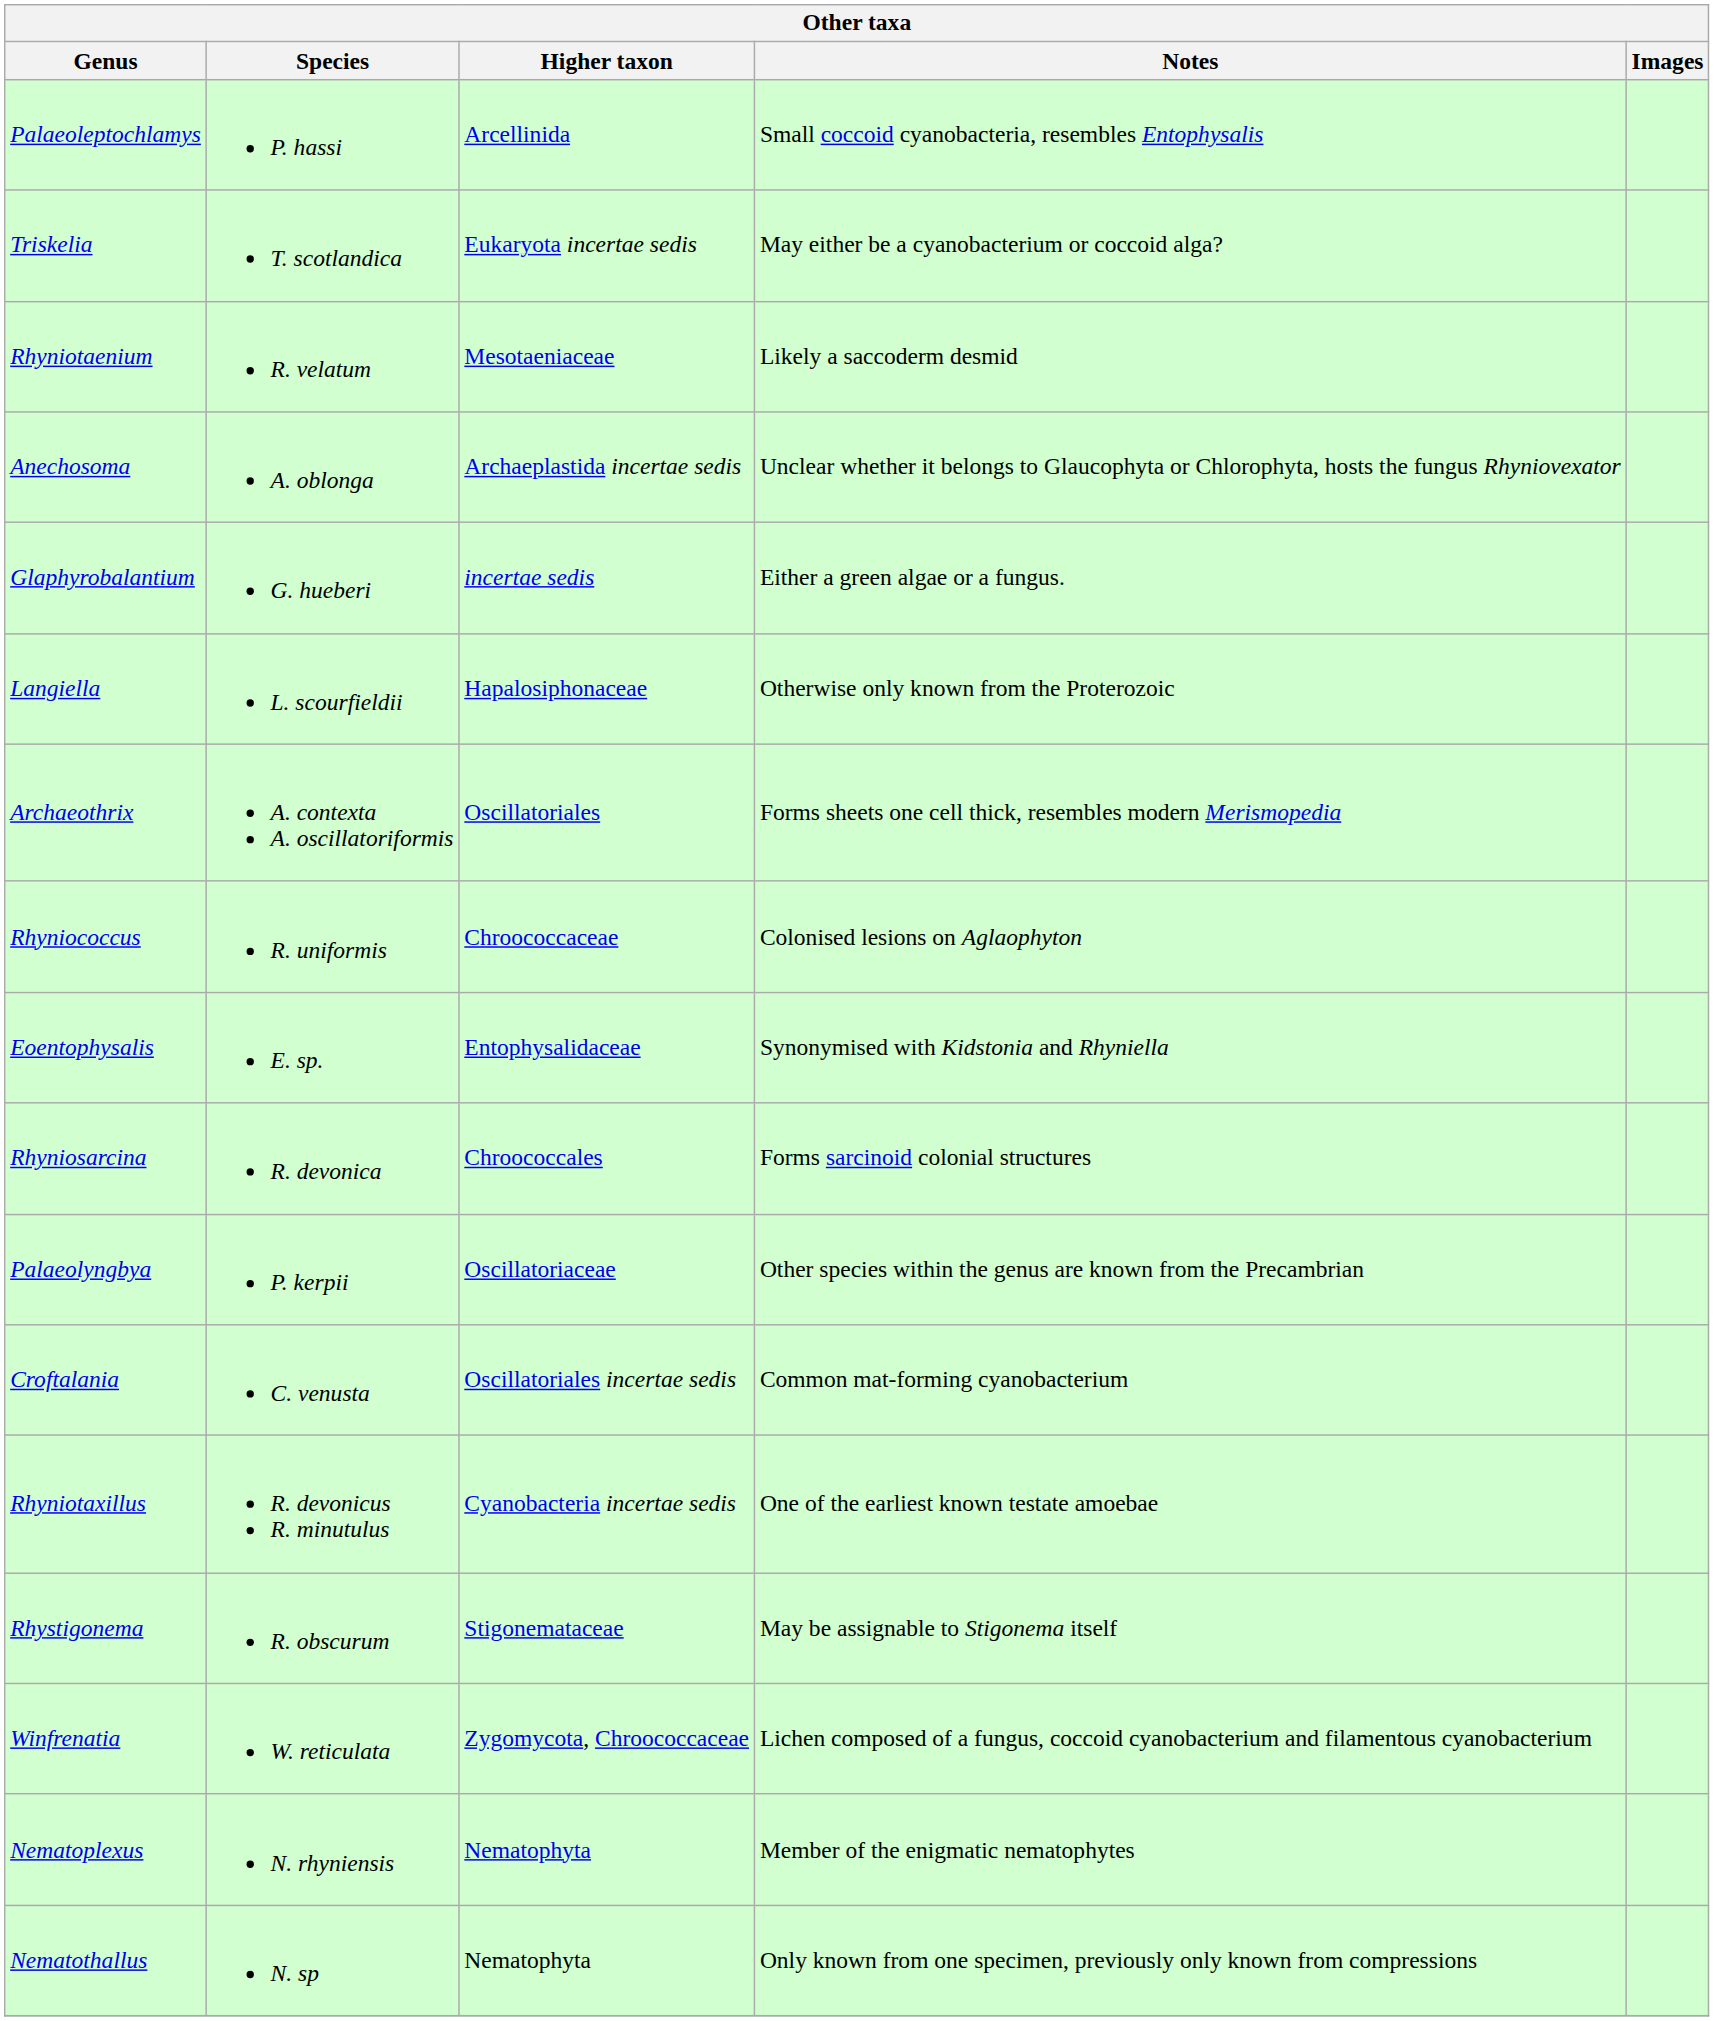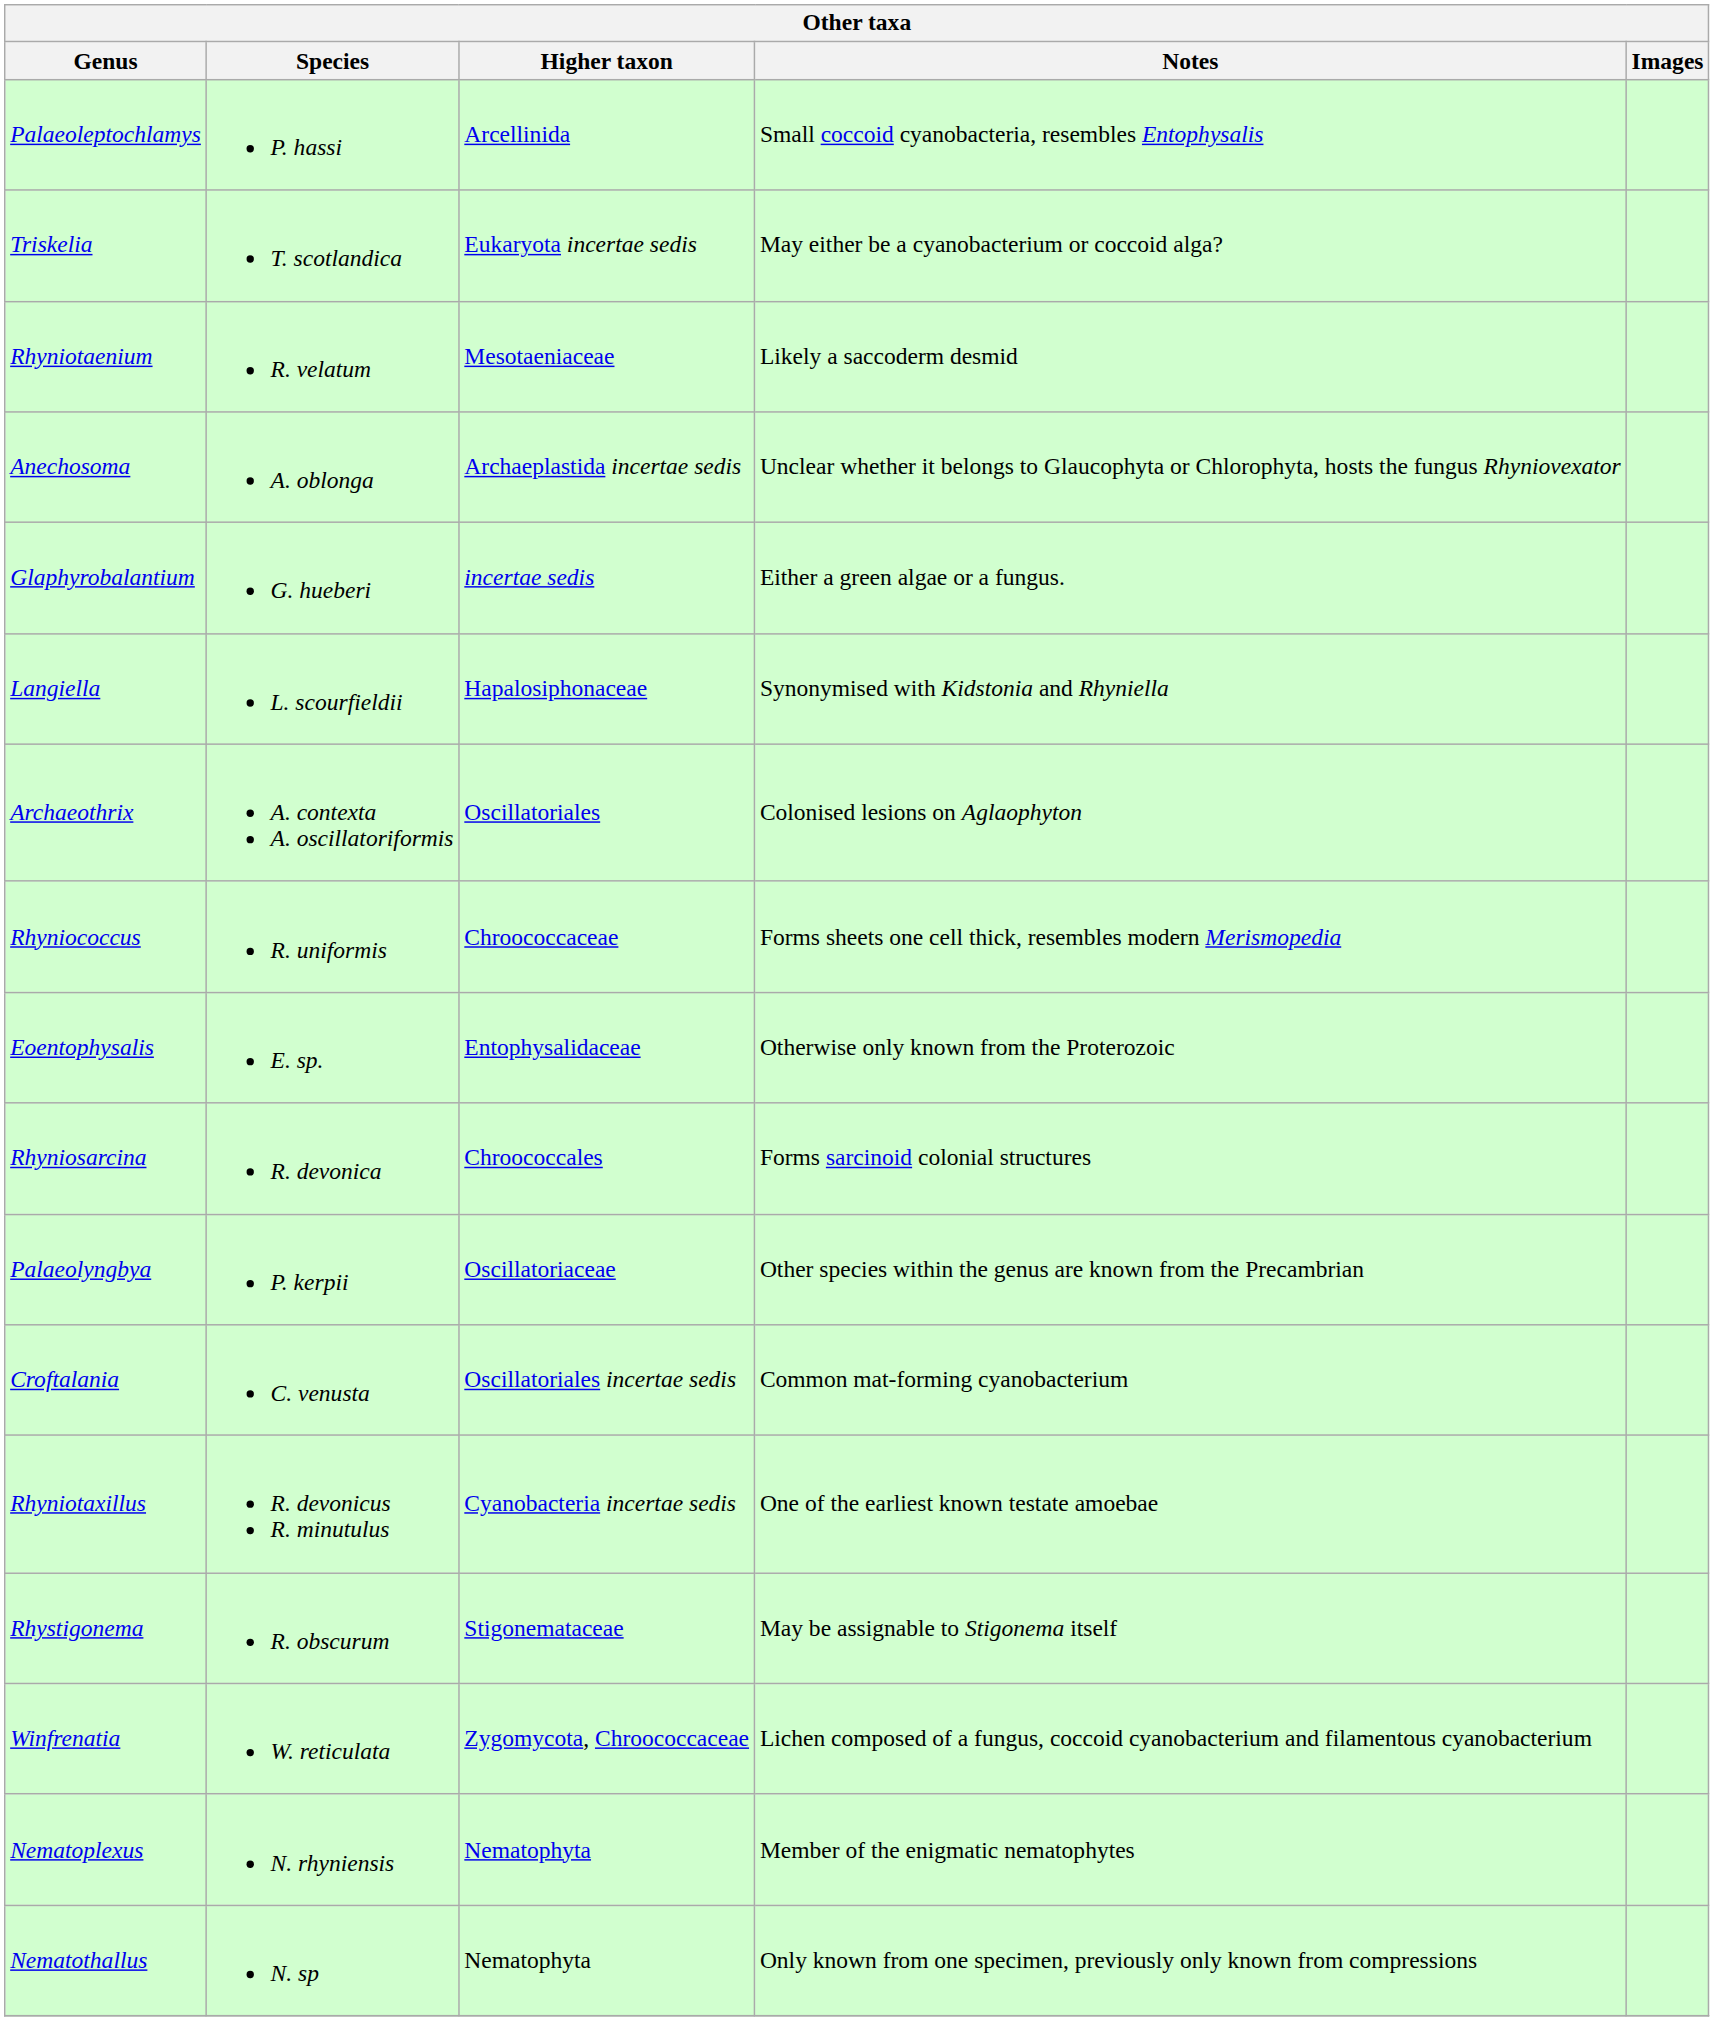(967, 688) Otherwise only known from the Proterozoic -> (964, 688) Synonymised with Kidstonia and Rhyniella
(1051, 812) Forms sheets one cell thick, resembles modern Merismopedia -> (921, 812) Colonised lesions on Aglaophyton
(921, 936) Colonised lesions on Aglaophyton -> (1051, 936) Forms sheets one cell thick, resembles modern Merismopedia
(964, 1047) Synonymised with Kidstonia and Rhyniella -> (967, 1047) Otherwise only known from the Proterozoic
